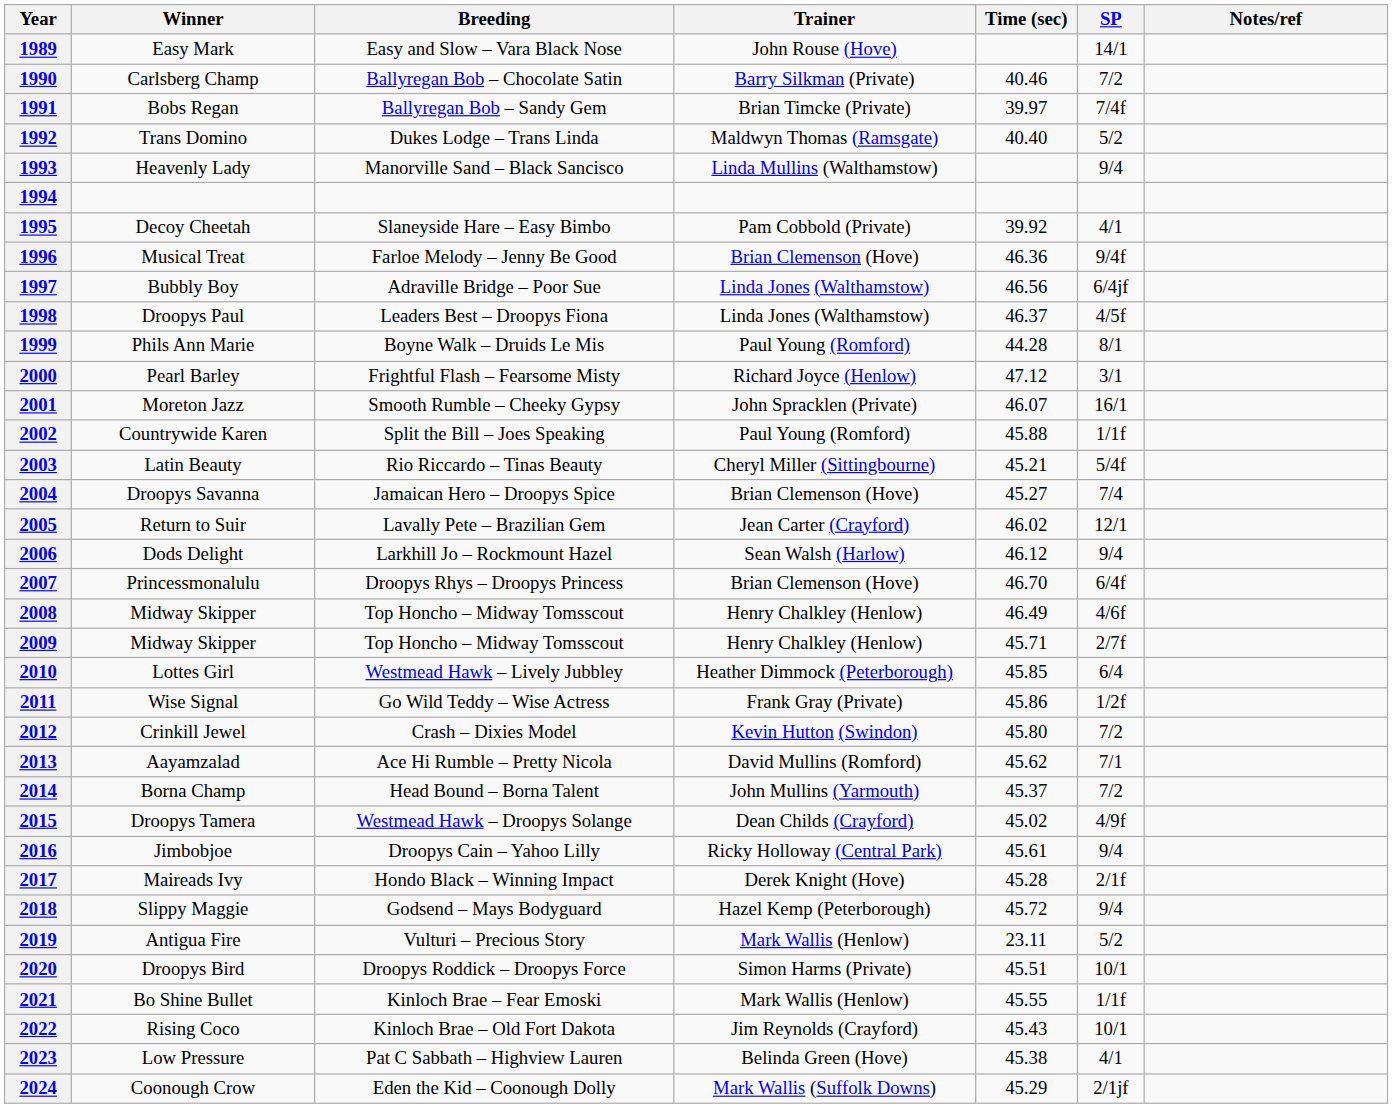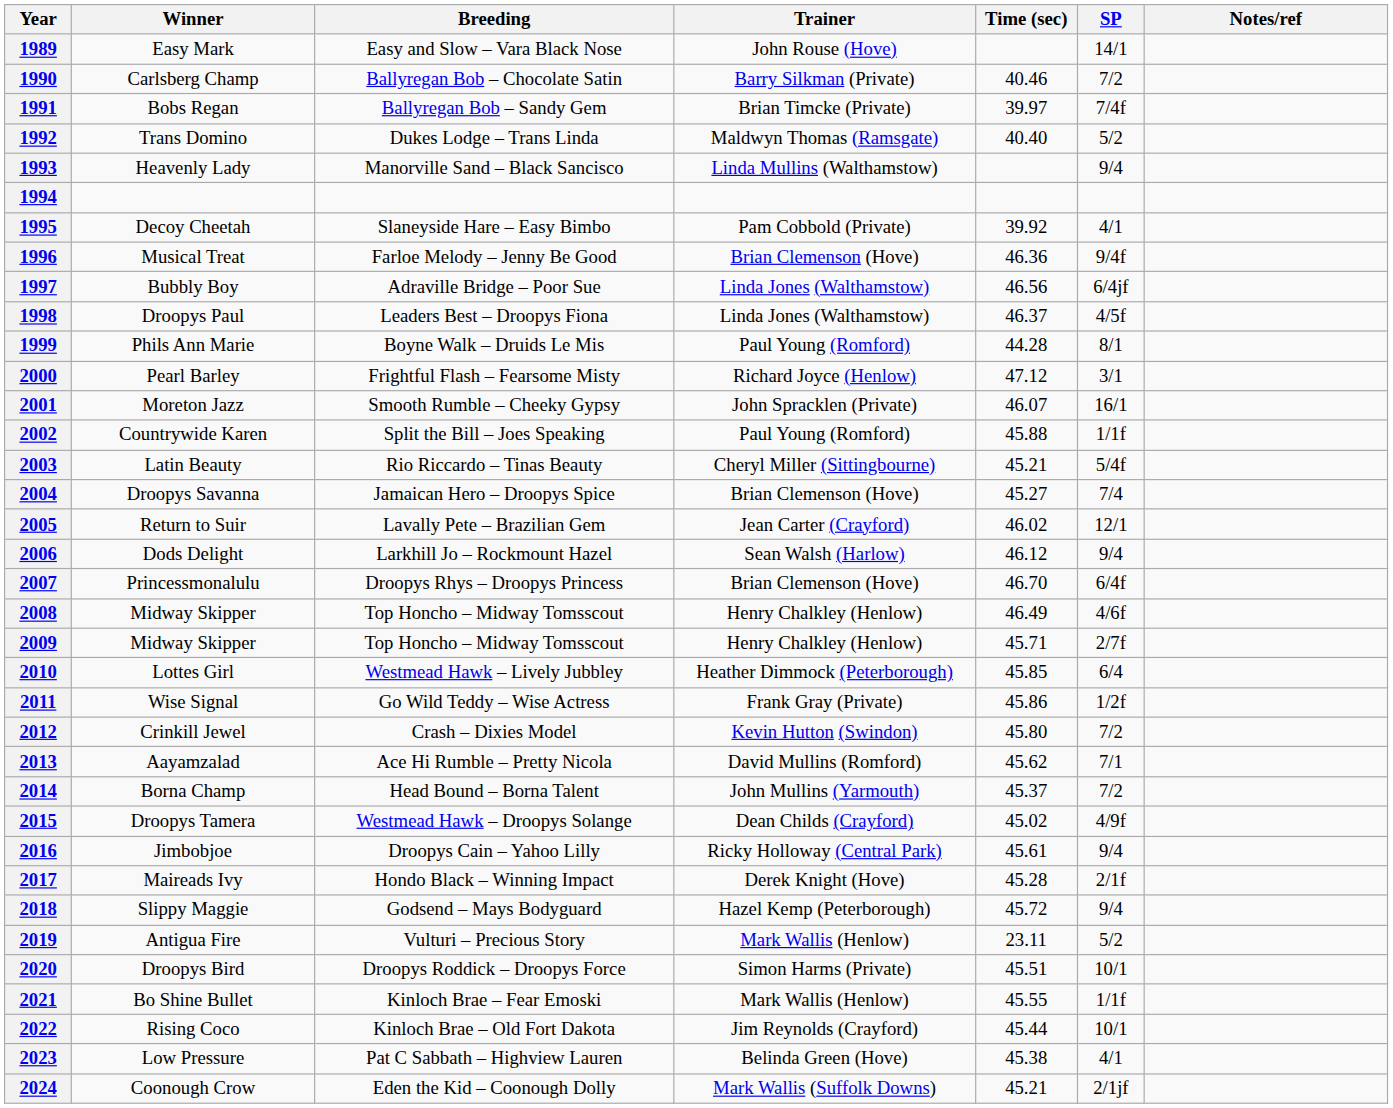(1026, 1028) 45.43 -> (1026, 1028) 45.44
(1026, 1088) 45.29 -> (1026, 1088) 45.21
